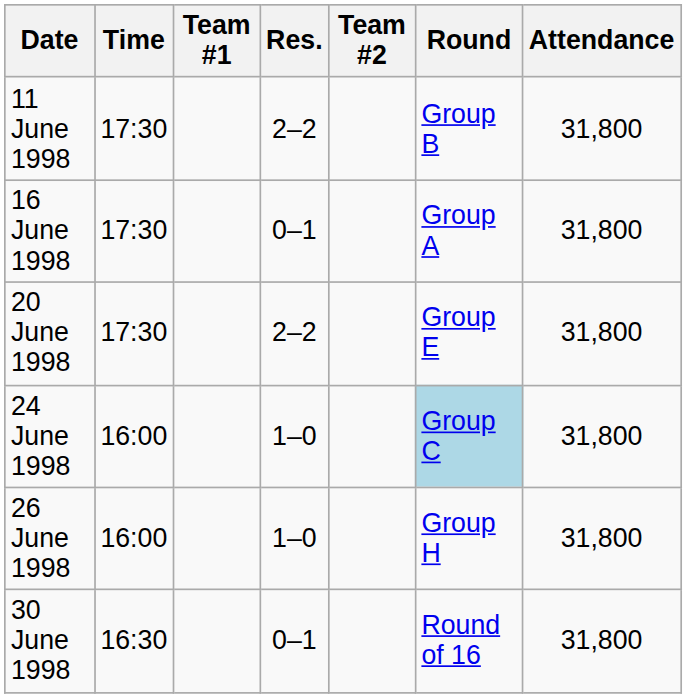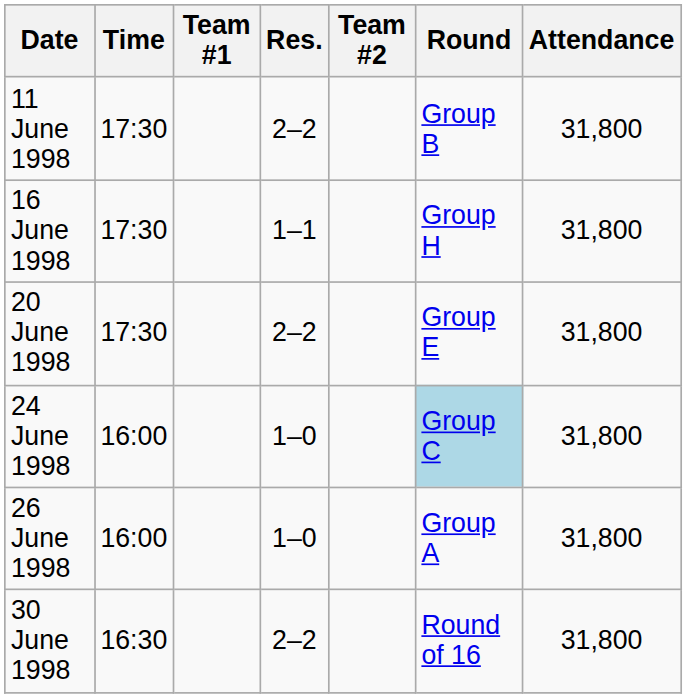(294, 230) 0–1 -> (294, 230) 1–1
(459, 230) Group A -> (459, 230) Group H
(459, 538) Group H -> (459, 538) Group A
(294, 640) 0–1 -> (294, 640) 2–2
